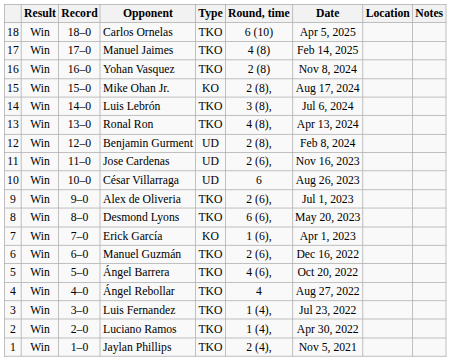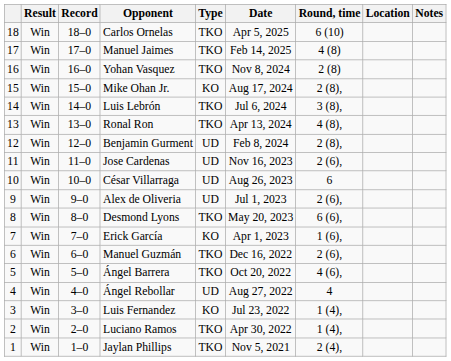columns swapped: (259, 13) <-> (328, 13)
(210, 198) TKO -> (210, 198) UD
(210, 291) TKO -> (210, 291) UD
(210, 310) TKO -> (210, 310) KO
